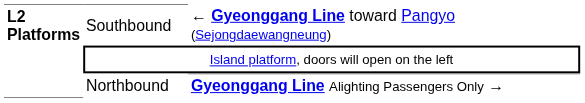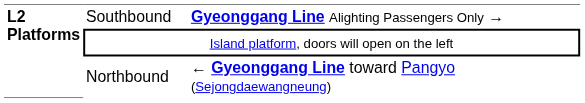(323, 24) ← Gyeonggang Line toward Pangyo (Sejongdaewangneung) -> (348, 16) Gyeonggang Line Alighting Passengers Only →
(348, 86) Gyeonggang Line Alighting Passengers Only → -> (323, 77) ← Gyeonggang Line toward Pangyo (Sejongdaewangneung)
